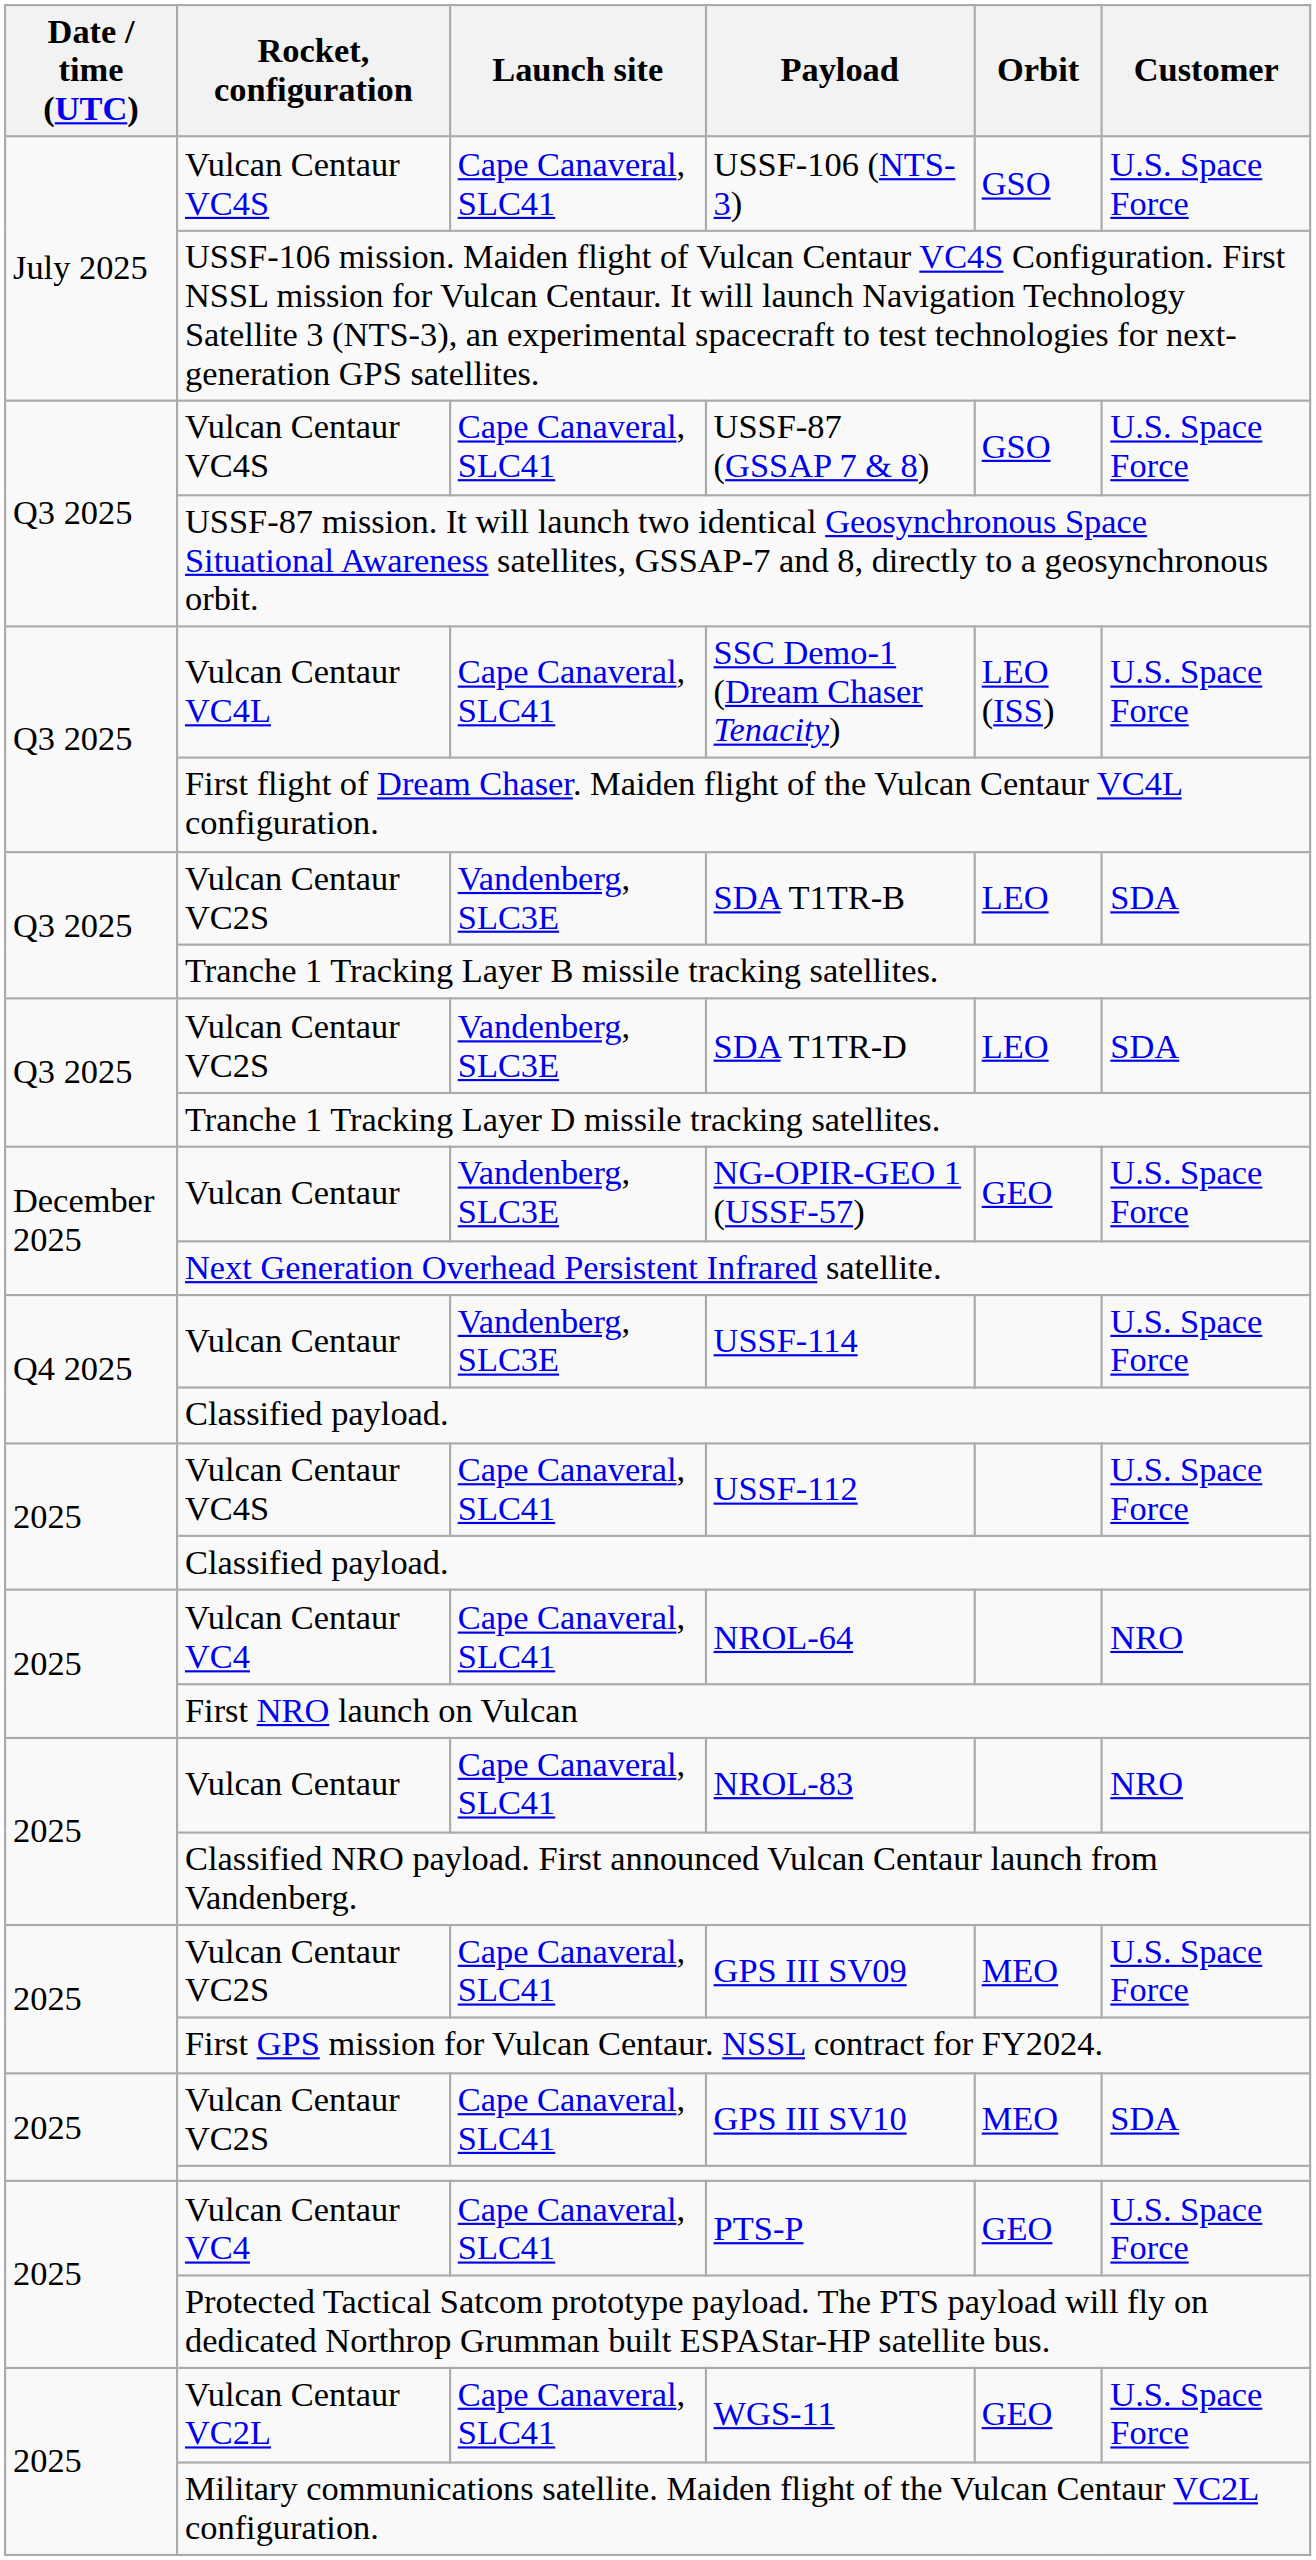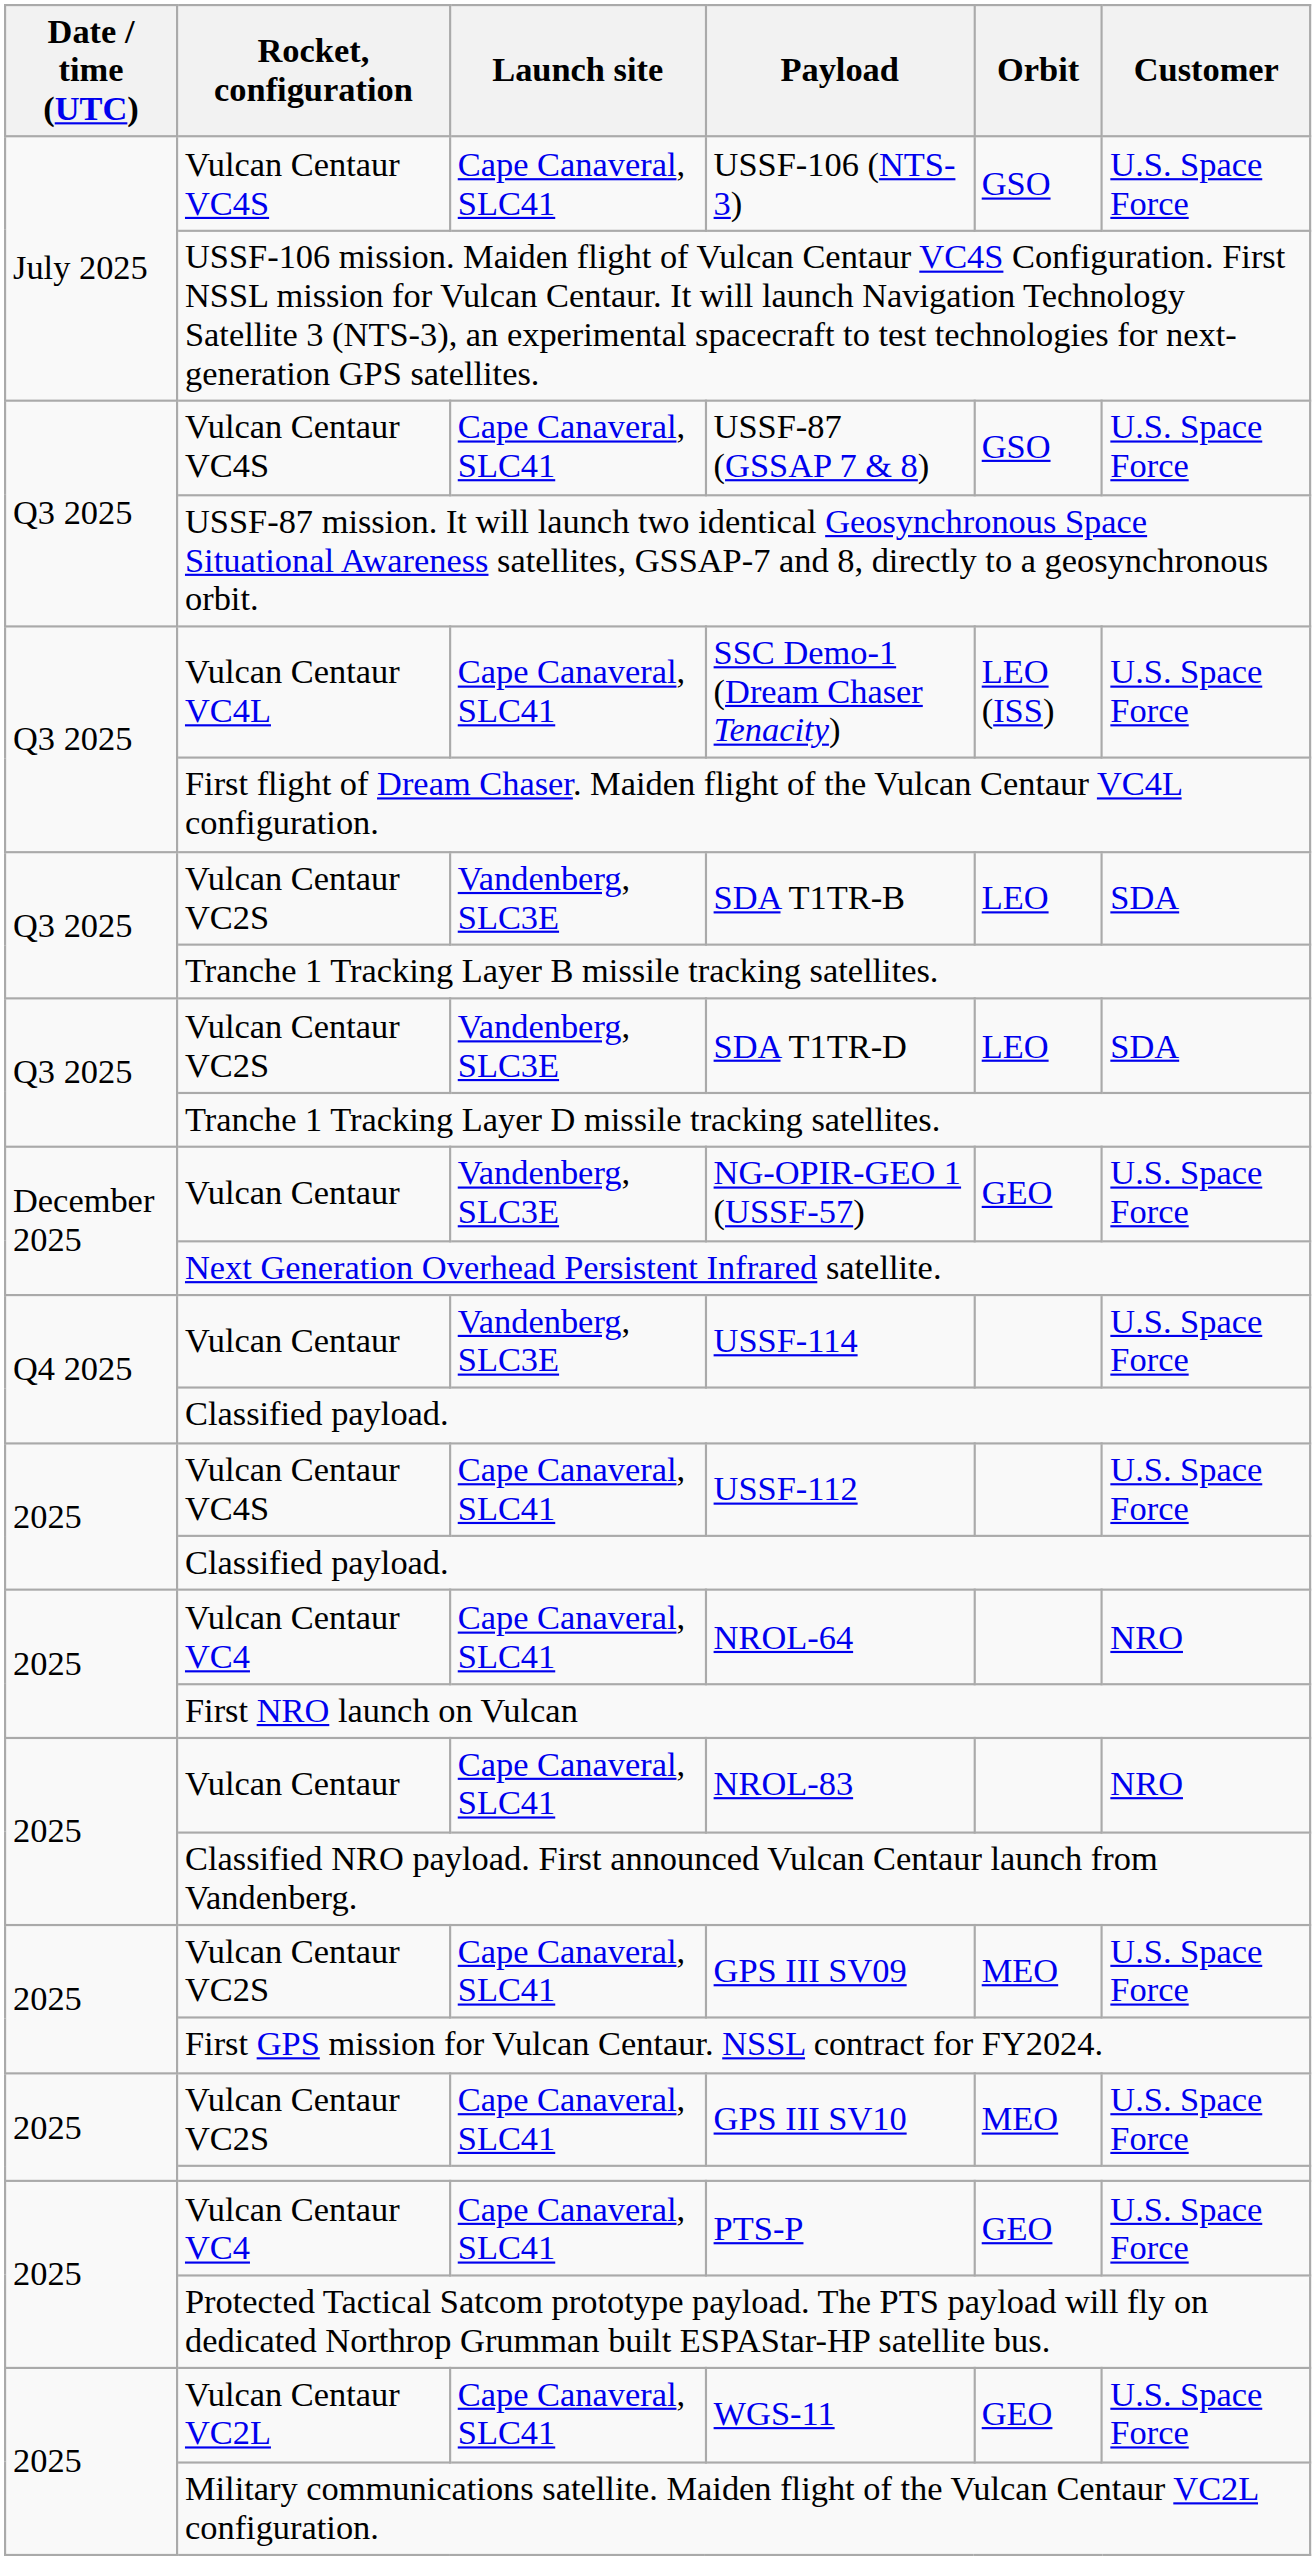(1145, 2118) SDA -> (1186, 2118) U.S. Space Force
